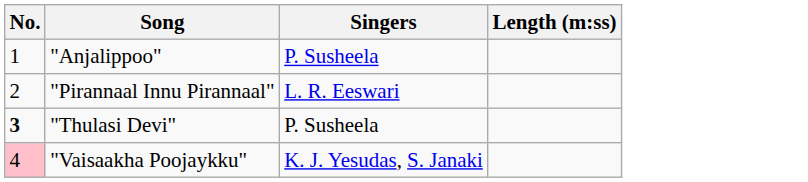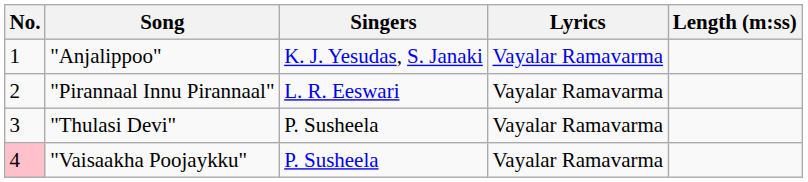+ column: (578, 21)
(331, 56) P. Susheela -> (384, 56) K. J. Yesudas, S. Janaki
(15, 125) bold -> (15, 125) normal
(384, 160) K. J. Yesudas, S. Janaki -> (331, 160) P. Susheela
